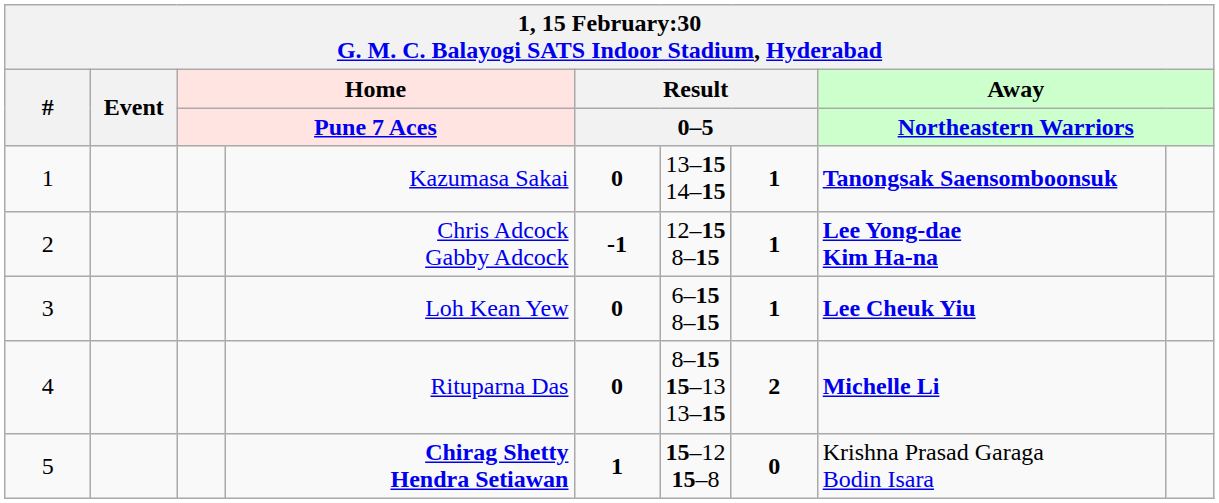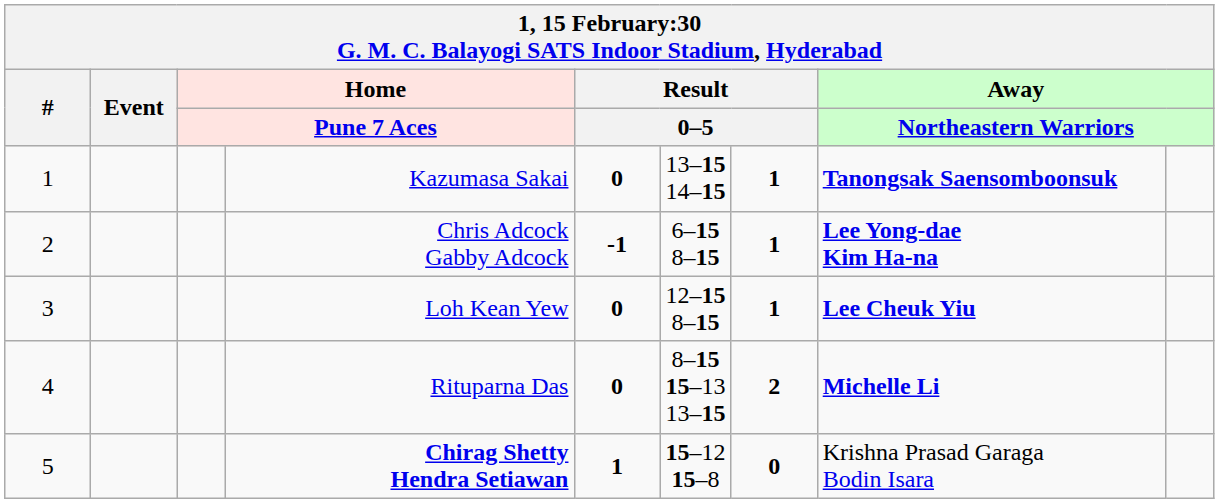(696, 243) 12–15 8–15 -> (696, 243) 6–15 8–15
(696, 308) 6–15 8–15 -> (696, 308) 12–15 8–15
